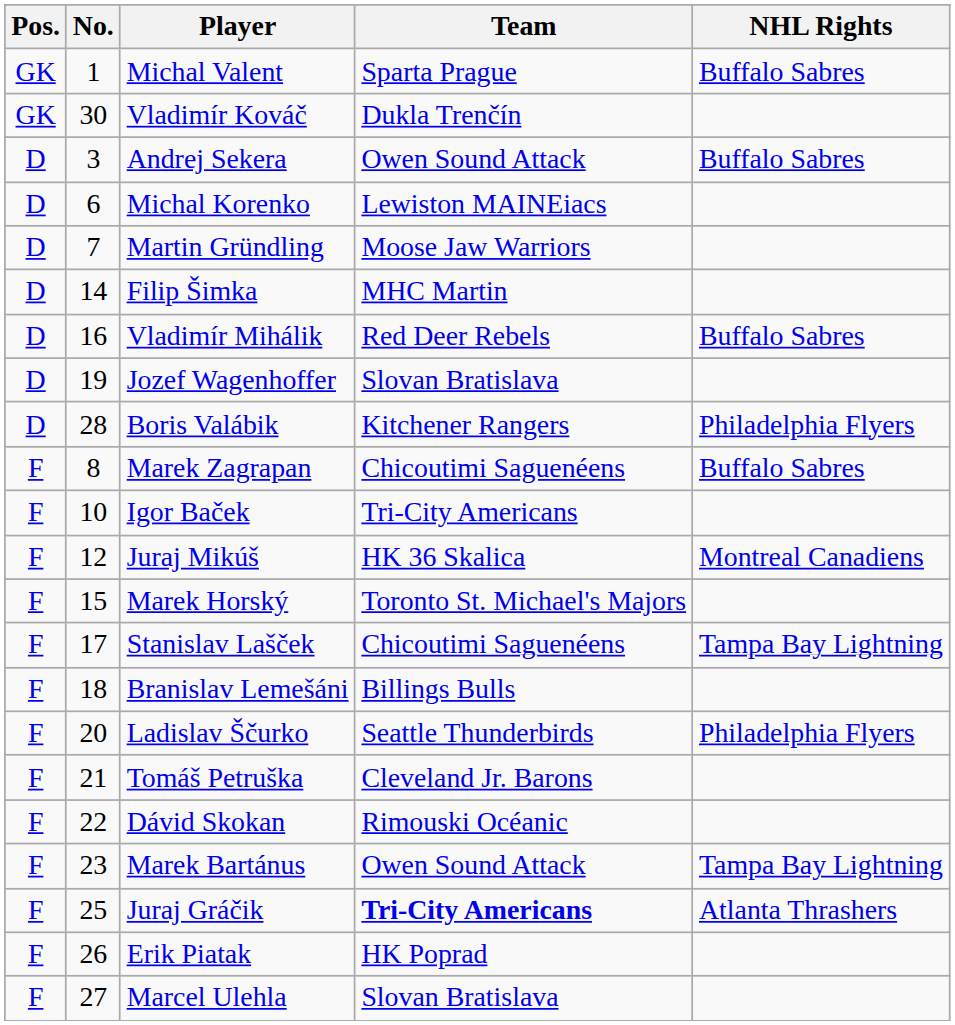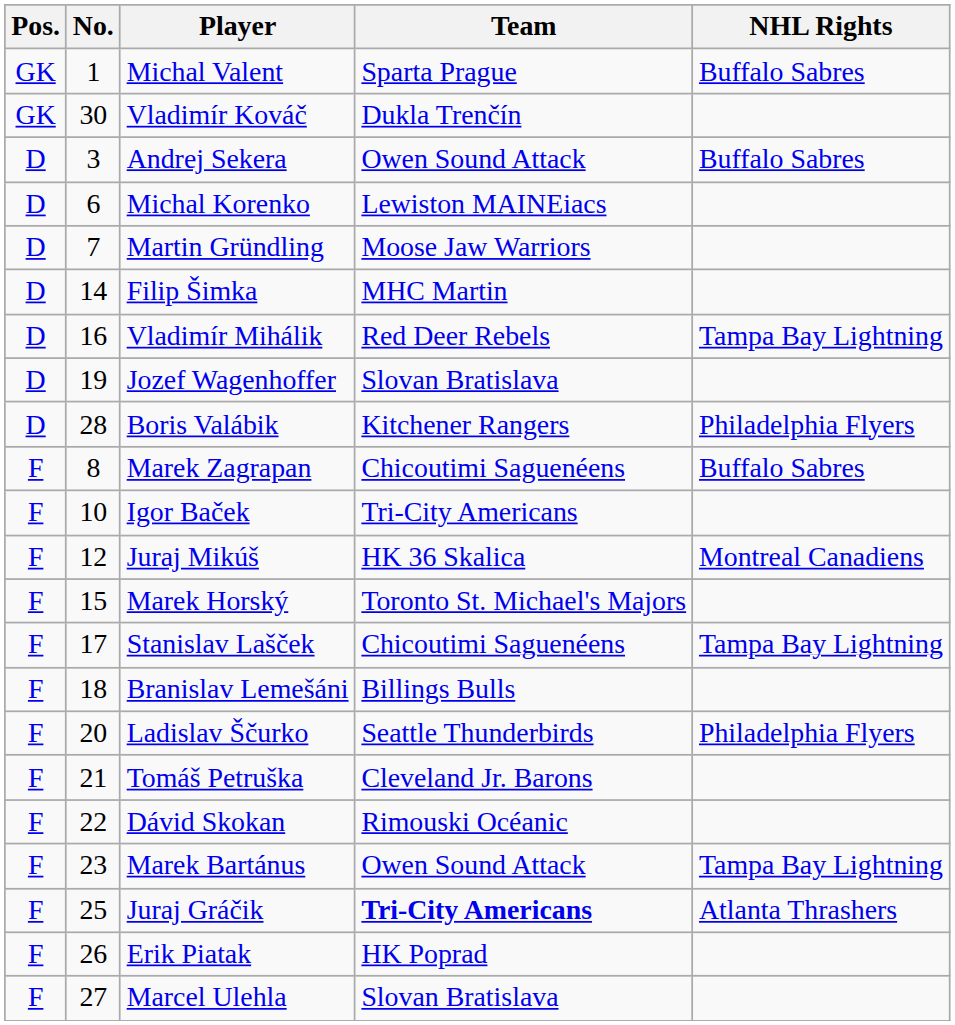(782, 335) Buffalo Sabres -> (821, 335) Tampa Bay Lightning
